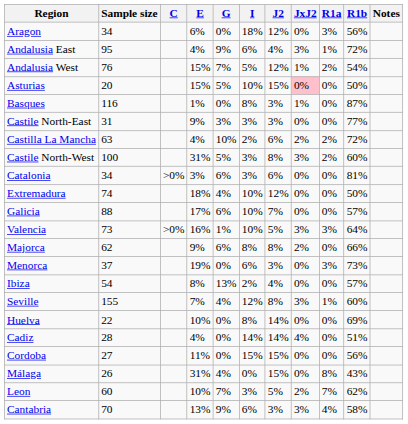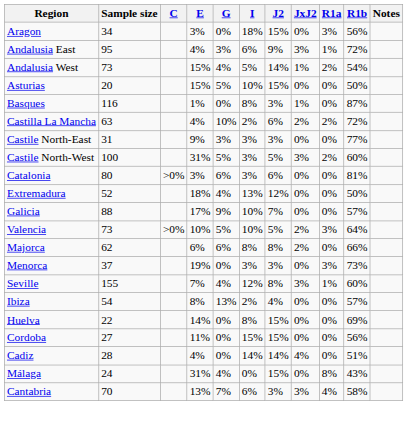(197, 31) 6% -> (197, 31) 3%
(278, 31) 12% -> (278, 31) 15%
(223, 49) 9% -> (223, 49) 3%
(275, 49) 4% -> (275, 49) 9%
(107, 67) 76 -> (107, 67) 73
(223, 67) 7% -> (223, 67) 4%
(278, 67) 12% -> (278, 67) 14%
(301, 85) pink background -> (301, 85) no background
rows swapped: (51, 139) <-> (49, 121)
(275, 157) 8% -> (275, 157) 5%
(107, 175) 34 -> (107, 175) 80
(107, 193) 74 -> (107, 193) 52
(252, 193) 10% -> (252, 193) 13%
(223, 211) 6% -> (223, 211) 9%
(200, 229) 16% -> (200, 229) 10%
(223, 229) 1% -> (223, 229) 5%
(301, 229) 3% -> (301, 229) 2%
(197, 247) 9% -> (197, 247) 6%
(249, 265) 6% -> (249, 265) 3%
rows swapped: (18, 283) <-> (23, 301)
(200, 319) 10% -> (200, 319) 14%
(278, 319) 14% -> (278, 319) 15%
rows swapped: (20, 337) <-> (27, 355)
(107, 373) 26 -> (107, 373) 24
- row: (19, 391)
(223, 409) 9% -> (223, 391) 7%
